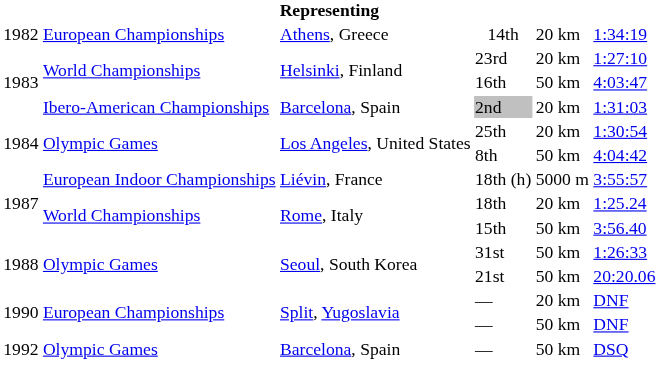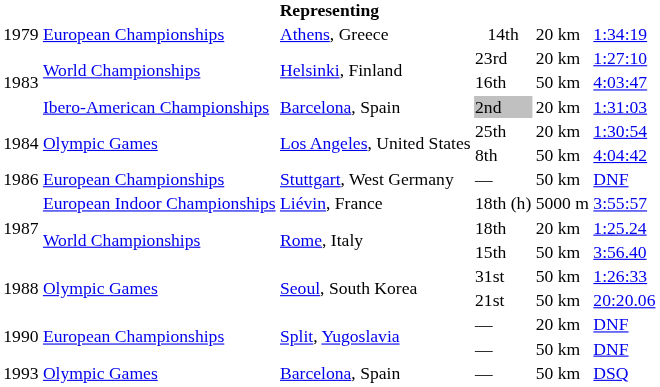(21, 34) 1982 -> (21, 34) 1979
+ row: (367, 179)
(21, 348) 1992 -> (21, 373) 1993
